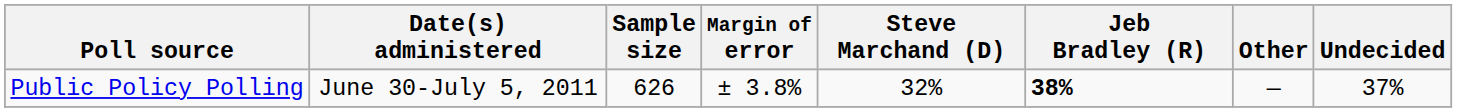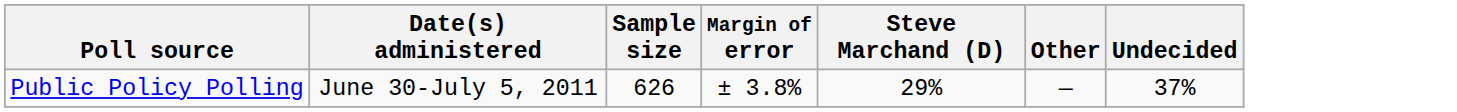- column: (1129, 37)
(921, 89) 32% -> (921, 89) 29%
